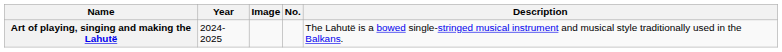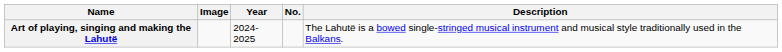columns swapped: (266, 12) <-> (223, 12)
